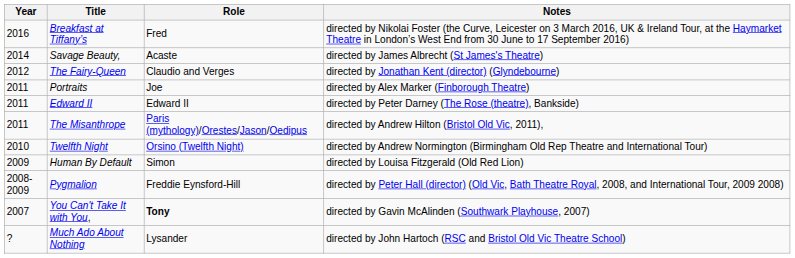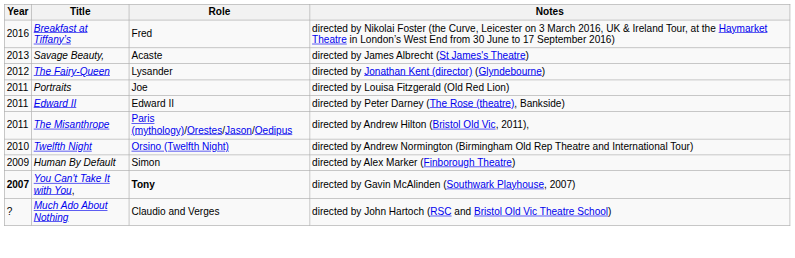(18, 55) 2014 -> (18, 55) 2013
(190, 71) Claudio and Verges -> (152, 71) Lysander
(428, 87) directed by Alex Marker (Finborough Theatre) -> (411, 87) directed by Louisa Fitzgerald (Old Red Lion)
(425, 163) directed by Louisa Fitzgerald (Old Red Lion) -> (414, 163) directed by Alex Marker (Finborough Theatre)
- row: (73, 184)
(18, 212) normal -> (18, 184) bold
(167, 239) Lysander -> (175, 212) Claudio and Verges
